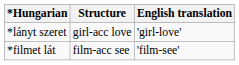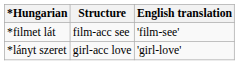rows swapped: (31, 50) <-> (37, 32)
